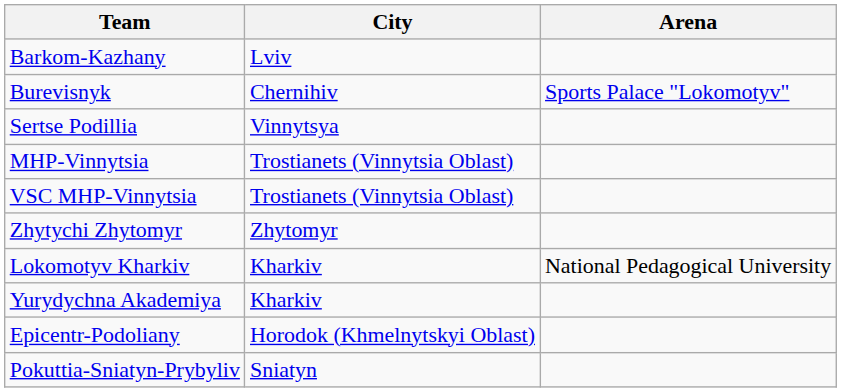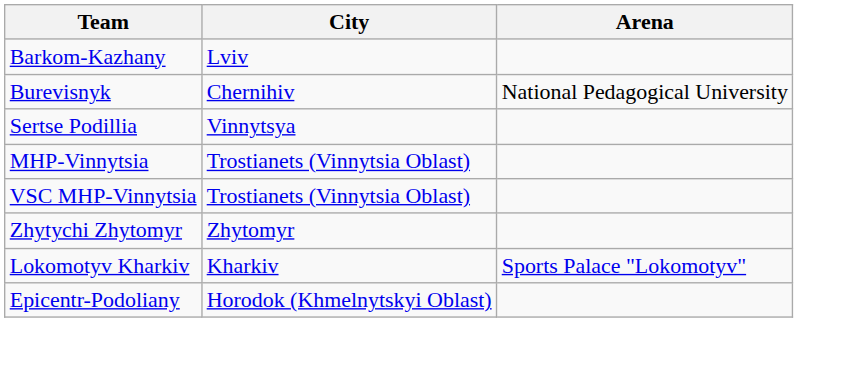(667, 91) Sports Palace "Lokomotyv" -> (645, 91) National Pedagogical University
(688, 265) National Pedagogical University -> (624, 265) Sports Palace "Lokomotyv"
- row: (115, 299)
- row: (125, 369)
